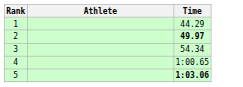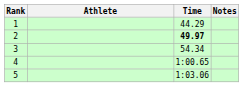+ column: (225, 11)
(192, 75) bold -> (192, 75) normal
